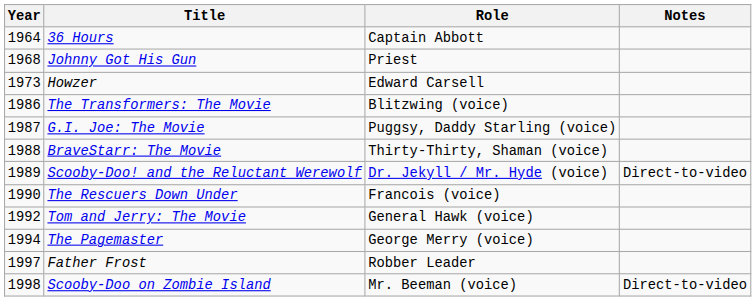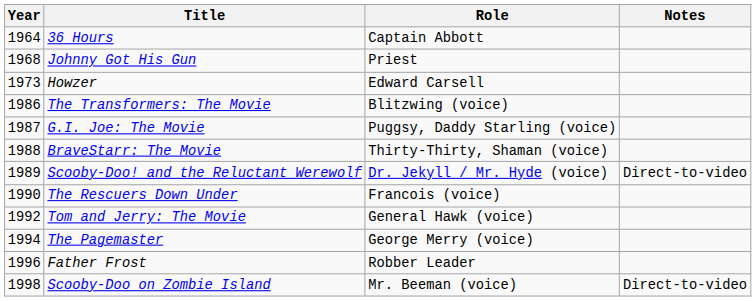(24, 263) 1997 -> (24, 263) 1996
